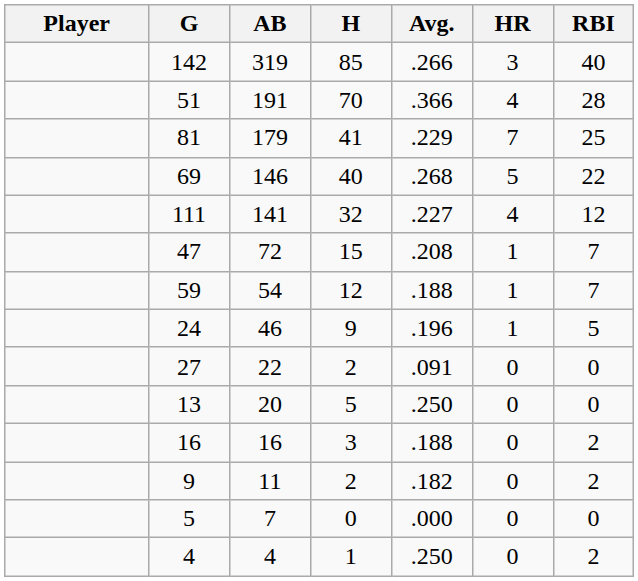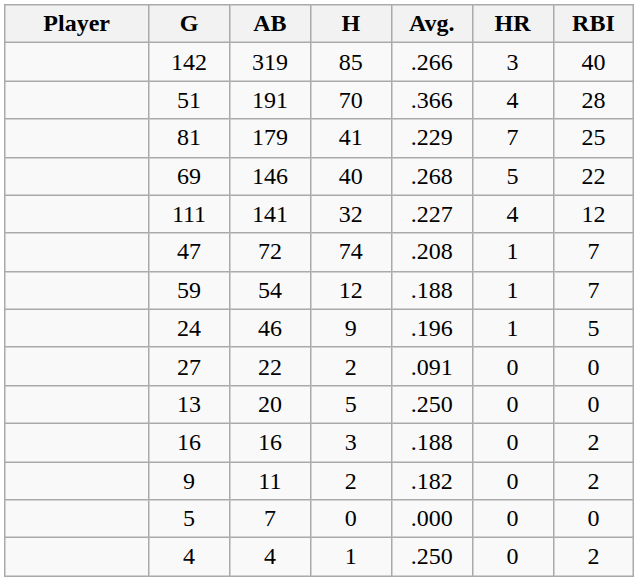(351, 251) 15 -> (351, 251) 74
